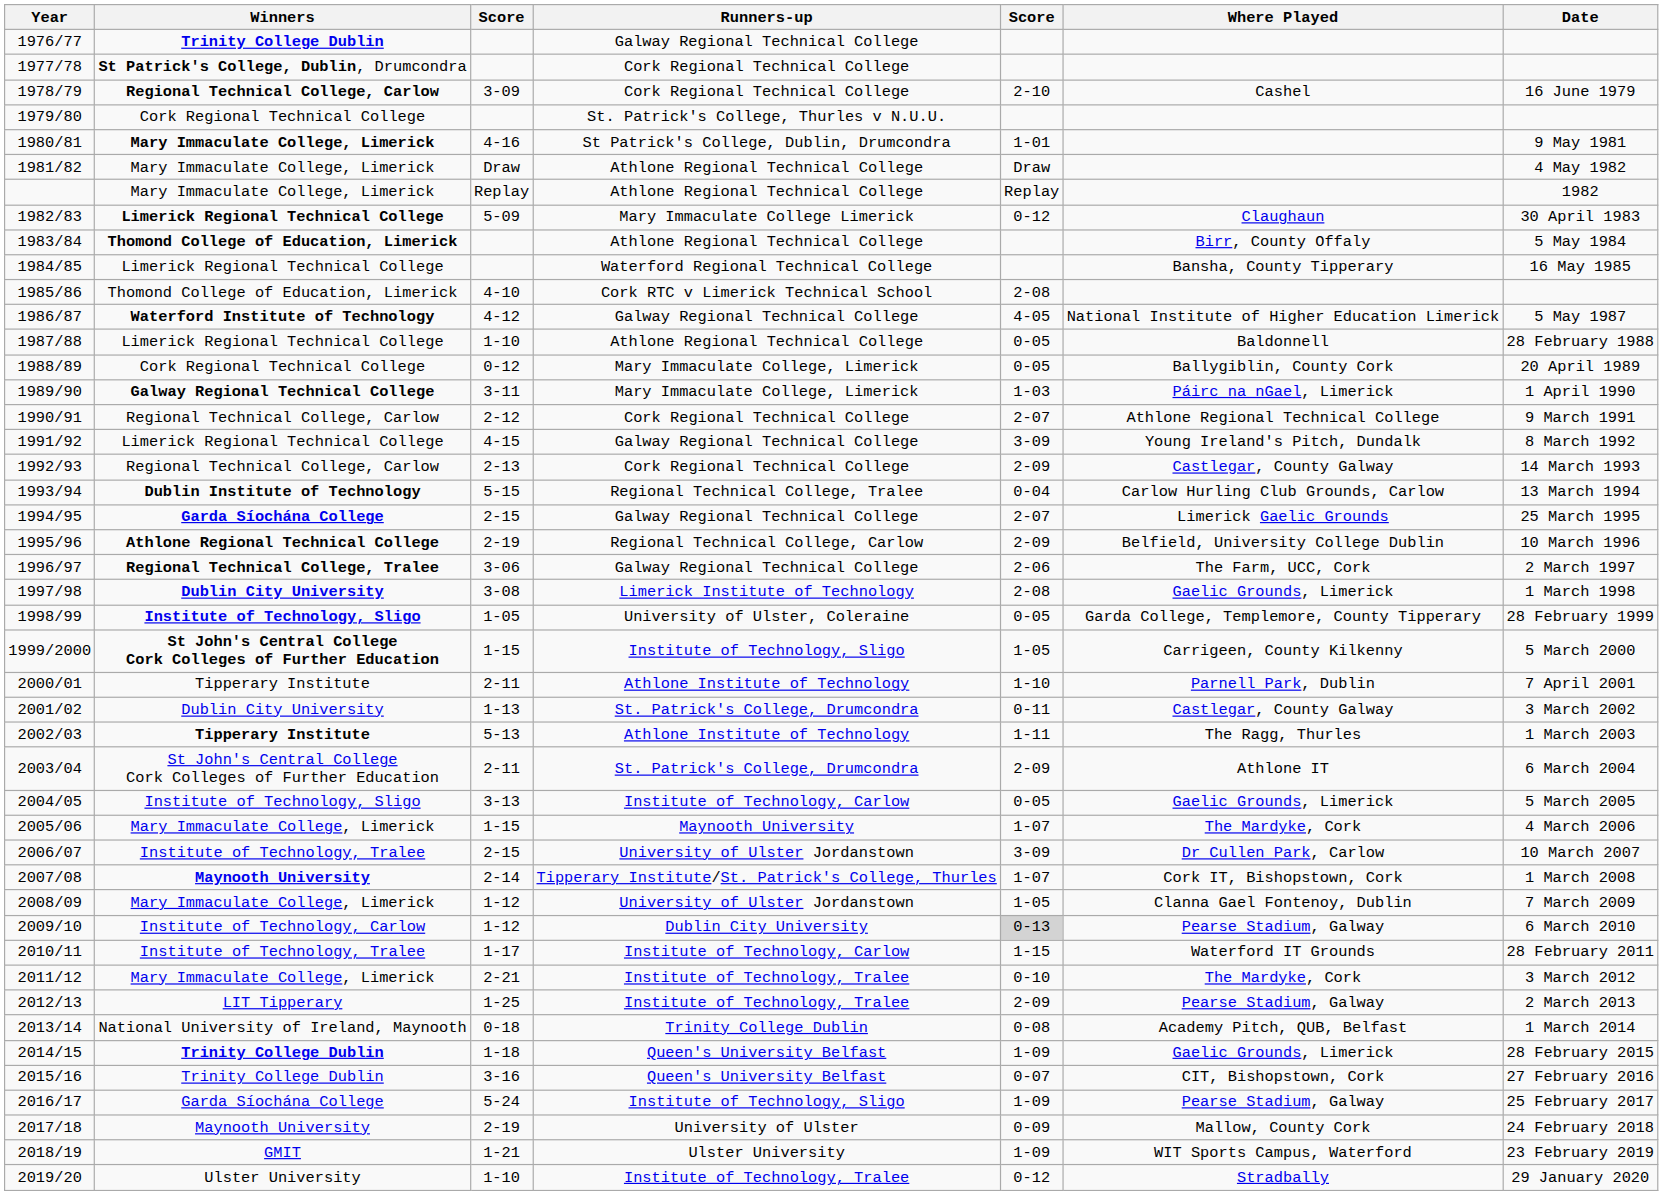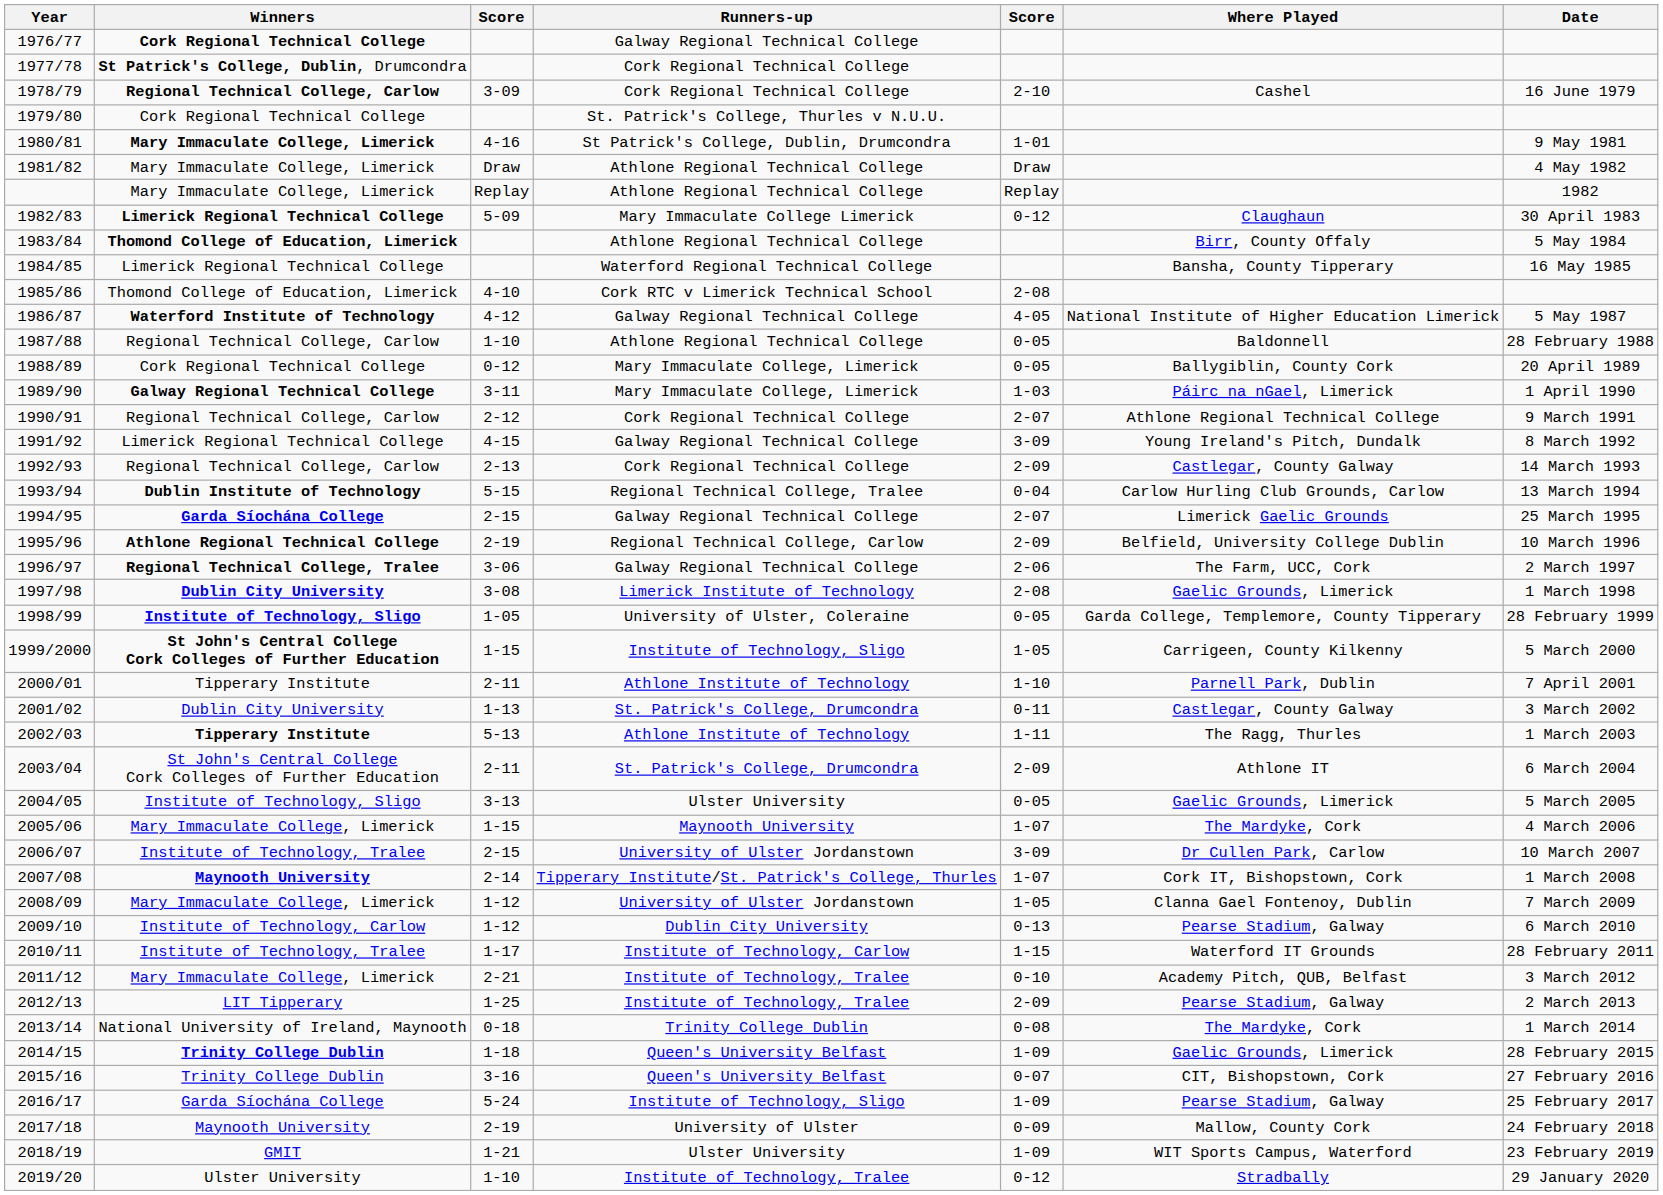(283, 42) Trinity College Dublin -> (283, 42) Cork Regional Technical College
(283, 342) Limerick Regional Technical College -> (283, 342) Regional Technical College, Carlow
(767, 803) Institute of Technology, Carlow -> (767, 803) Ulster University
(1032, 928) lightgrey background -> (1032, 928) no background
(1283, 978) The Mardyke, Cork -> (1283, 978) Academy Pitch, QUB, Belfast
(1283, 1028) Academy Pitch, QUB, Belfast -> (1283, 1028) The Mardyke, Cork
